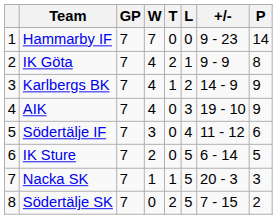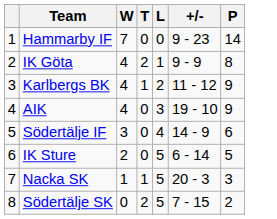- column: (130, 16)
(219, 86) 14 - 9 -> (194, 86) 11 - 12
(222, 132) 11 - 12 -> (191, 132) 14 - 9
